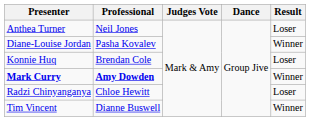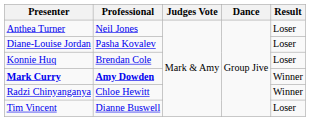(288, 44) Winner -> (284, 44) Loser
(284, 92) Loser -> (288, 92) Winner
(288, 108) Winner -> (284, 108) Loser
